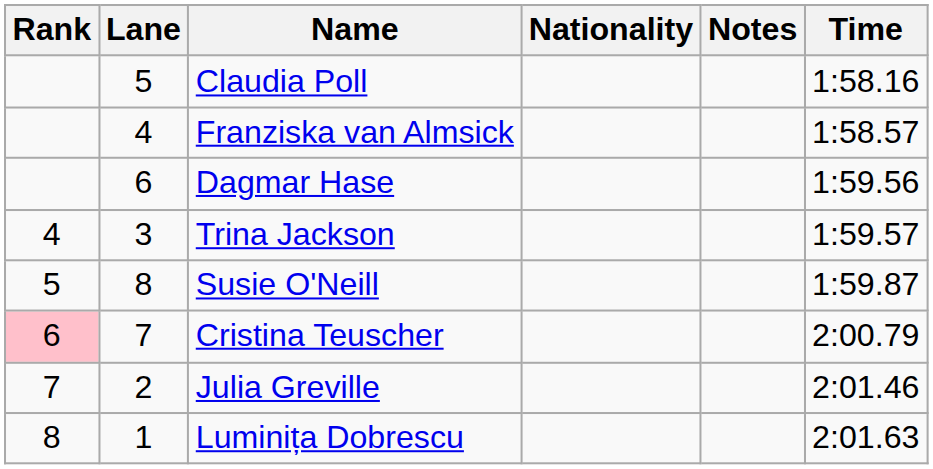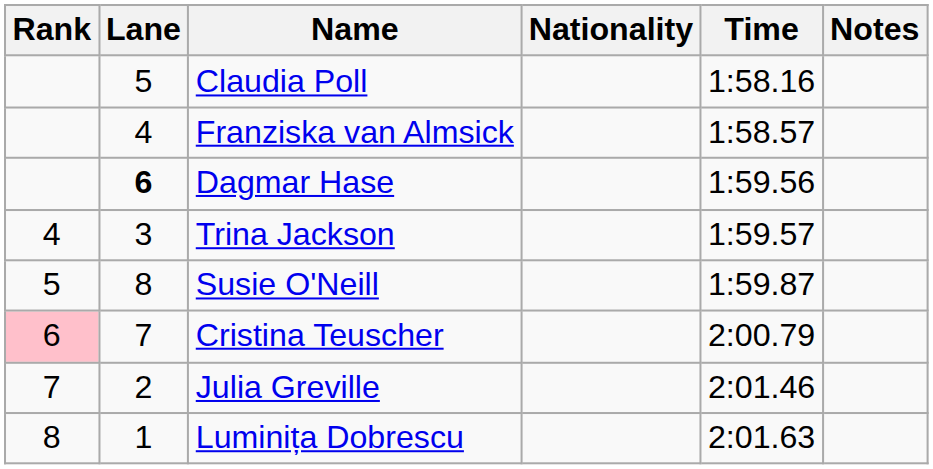columns swapped: (866, 30) <-> (753, 30)
(143, 183) normal -> (143, 183) bold
